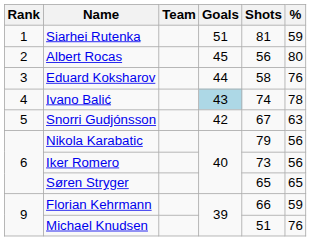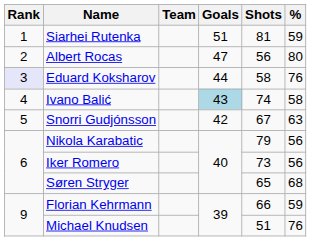(220, 57) 45 -> (220, 57) 47
(24, 78) no background -> (24, 78) lavender background
(295, 99) 78 -> (295, 99) 58
(295, 183) 65 -> (295, 183) 68
